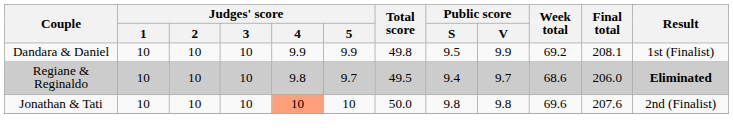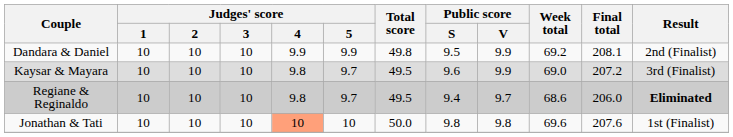(681, 52) 1st (Finalist) -> (681, 52) 2nd (Finalist)
+ row: (61, 71)
(681, 103) 2nd (Finalist) -> (681, 123) 1st (Finalist)
